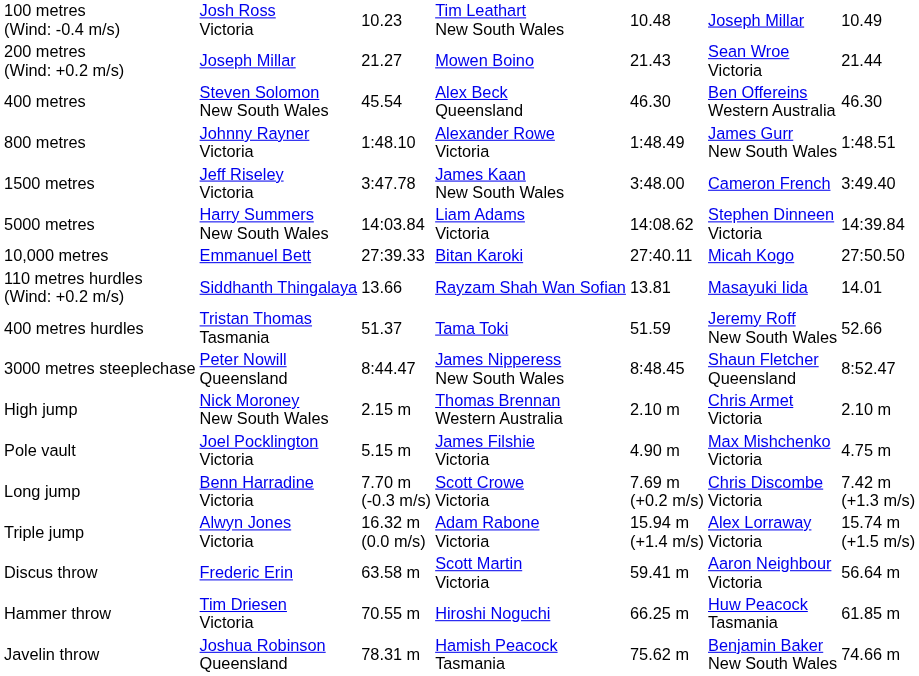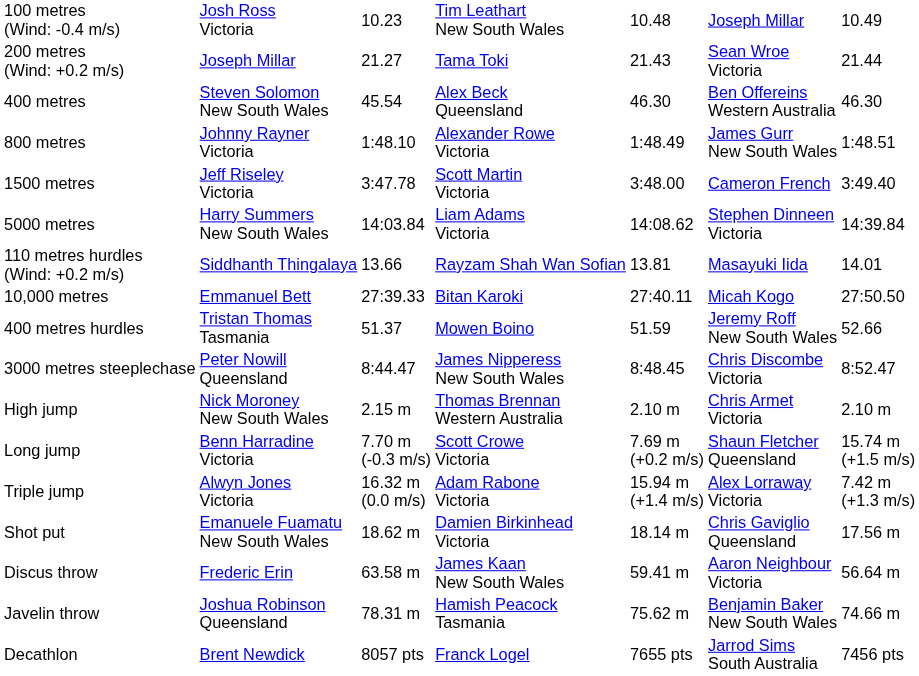(485, 61) Mowen Boino -> (472, 61) Tama Toki
(500, 183) James Kaan New South Wales -> (479, 183) Scott Martin Victoria
rows swapped: (56, 256) <-> (73, 287)
(472, 328) Tama Toki -> (485, 328) Mowen Boino
(763, 369) Shaun Fletcher Queensland -> (766, 369) Chris Discombe Victoria
- row: (40, 450)
(766, 491) Chris Discombe Victoria -> (763, 450) Shaun Fletcher Queensland
(878, 491) 7.42 m (+1.3 m/s) -> (878, 450) 15.74 m (+1.5 m/s)
(878, 532) 15.74 m (+1.5 m/s) -> (878, 491) 7.42 m (+1.3 m/s)
+ row: (34, 532)
(479, 573) Scott Martin Victoria -> (500, 573) James Kaan New South Wales
- row: (58, 614)
+ row: (41, 654)
